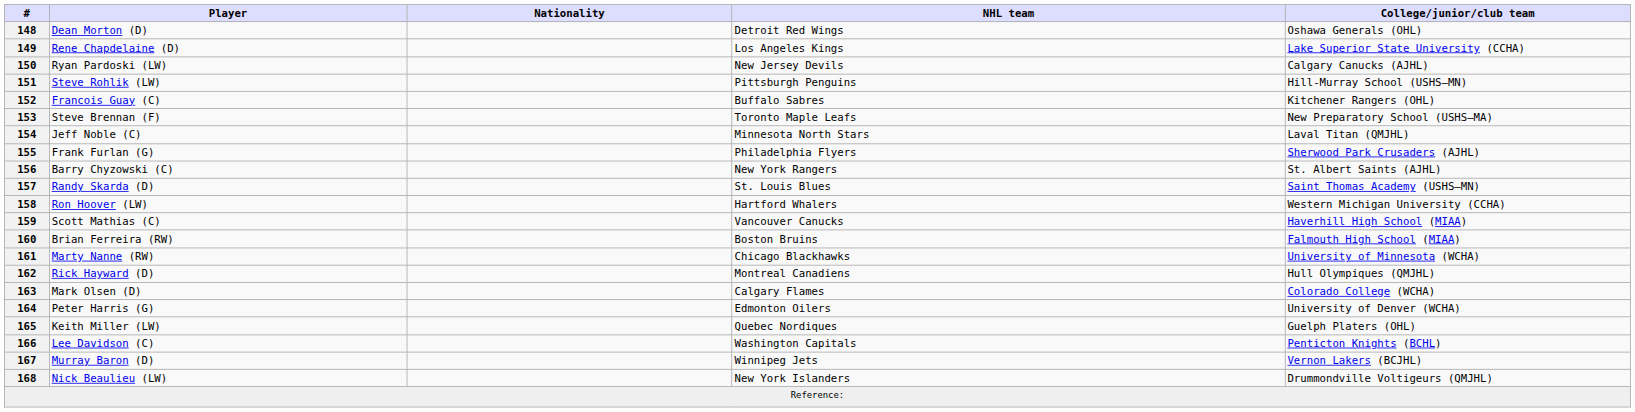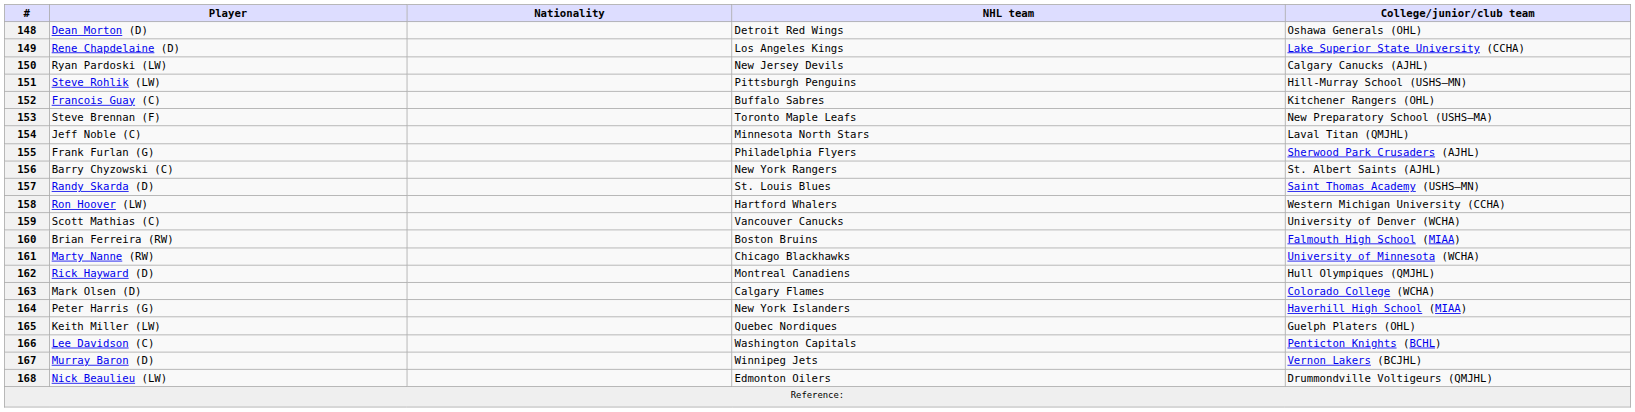(1377, 222) Haverhill High School (MIAA) -> (1374, 222) University of Denver (WCHA)
(783, 308) Edmonton Oilers -> (792, 308) New York Islanders
(1374, 308) University of Denver (WCHA) -> (1377, 308) Haverhill High School (MIAA)
(792, 378) New York Islanders -> (783, 378) Edmonton Oilers
